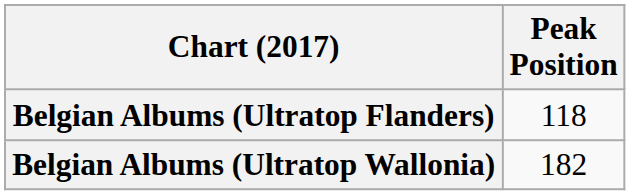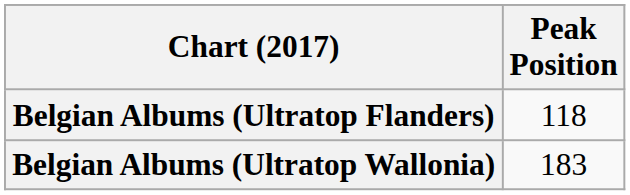(564, 164) 182 -> (564, 164) 183
